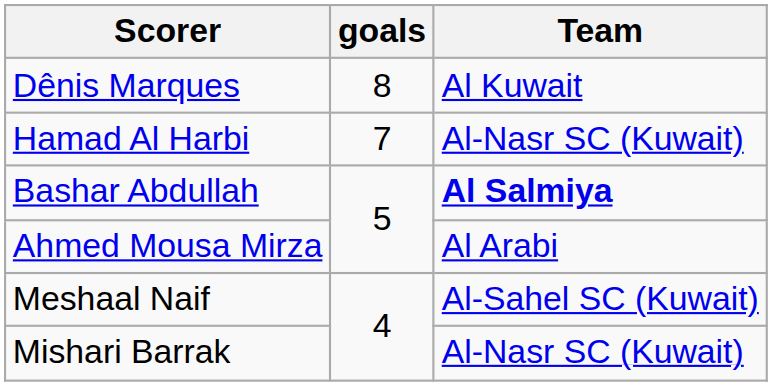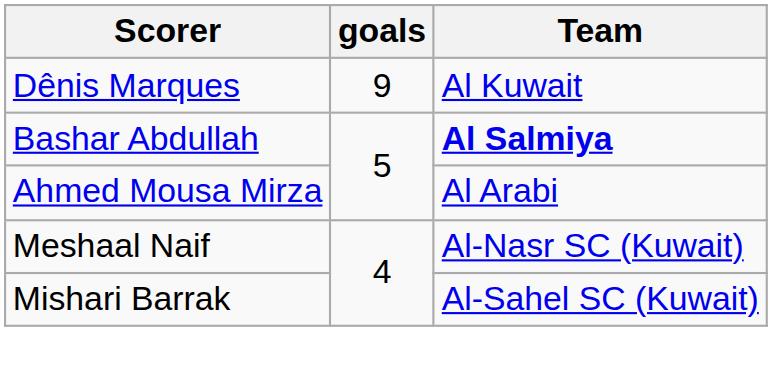(382, 84) 8 -> (382, 84) 9
- row: (131, 138)
(600, 298) Al-Sahel SC (Kuwait) -> (593, 245) Al-Nasr SC (Kuwait)
(593, 352) Al-Nasr SC (Kuwait) -> (600, 298) Al-Sahel SC (Kuwait)
